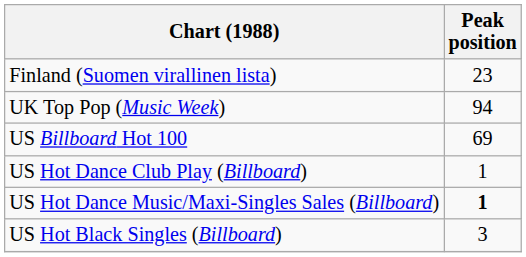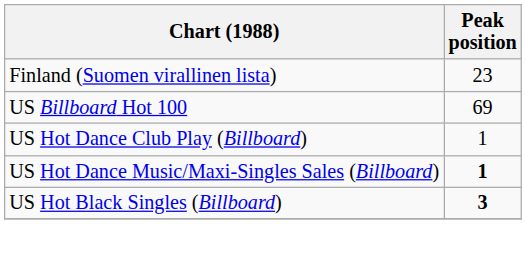- row: (117, 107)
(483, 235) normal -> (483, 203) bold
